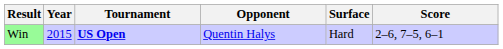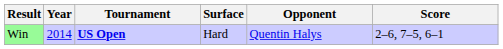columns swapped: (349, 14) <-> (263, 14)
(59, 34) 2015 -> (59, 34) 2014
